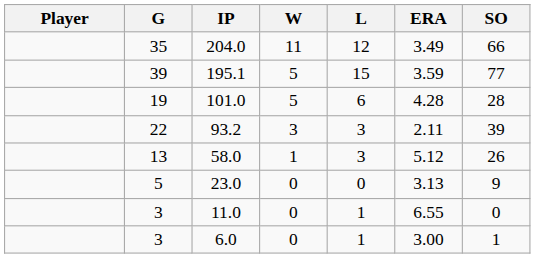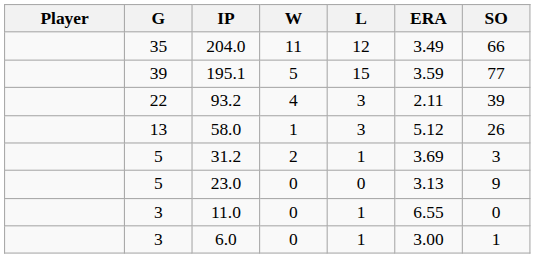- row: (226, 101)
(293, 128) 3 -> (293, 101) 4
+ row: (226, 156)
